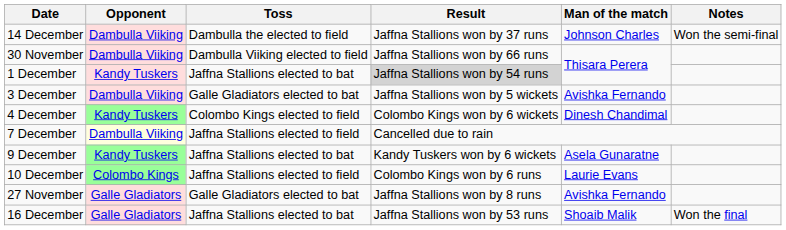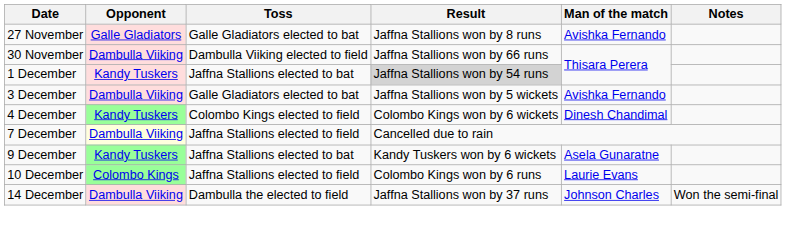rows swapped: (45, 194) <-> (45, 34)
- row: (45, 214)
